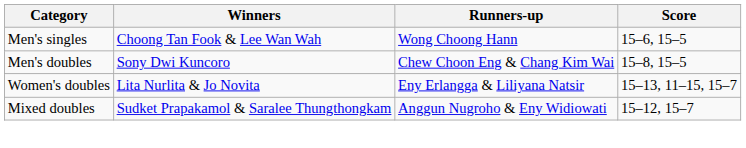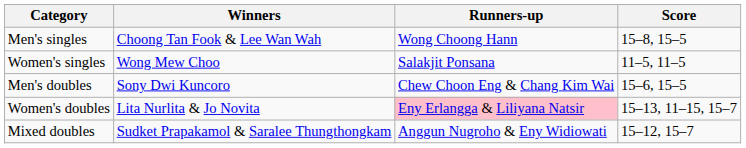(654, 39) 15–6, 15–5 -> (654, 39) 15–8, 15–5
+ row: (56, 62)
(654, 62) 15–8, 15–5 -> (654, 85) 15–6, 15–5
(491, 85) no background -> (491, 108) pink background
